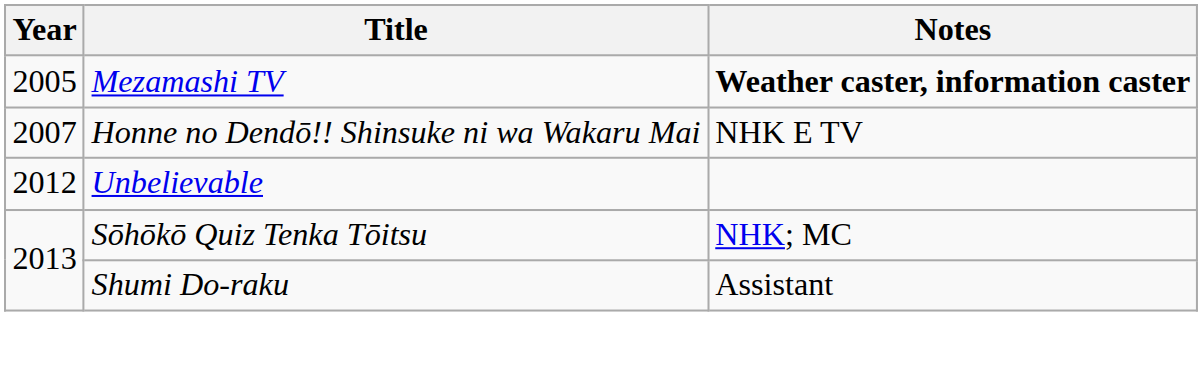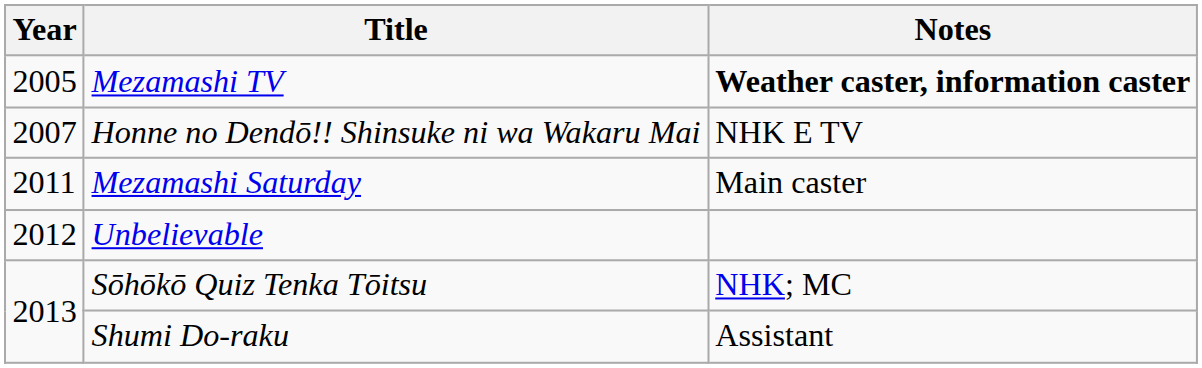+ row: (226, 183)
